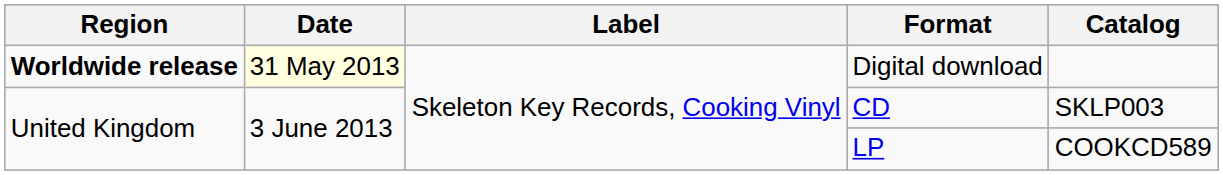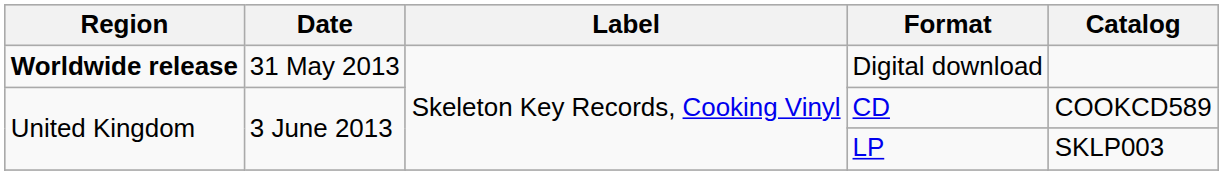(325, 66) lightyellow background -> (325, 66) no background
(1109, 107) SKLP003 -> (1133, 107) COOKCD589
(1133, 148) COOKCD589 -> (1109, 148) SKLP003
